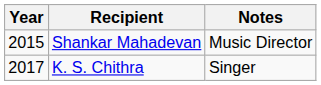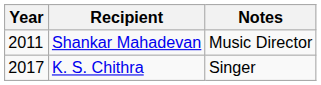(26, 42) 2015 -> (26, 42) 2011
